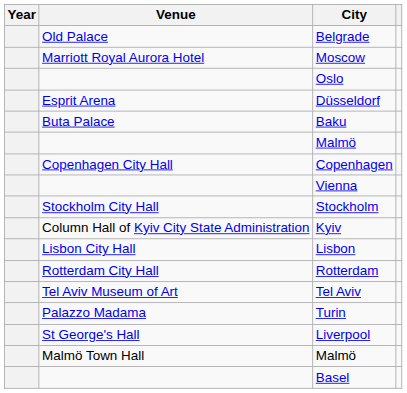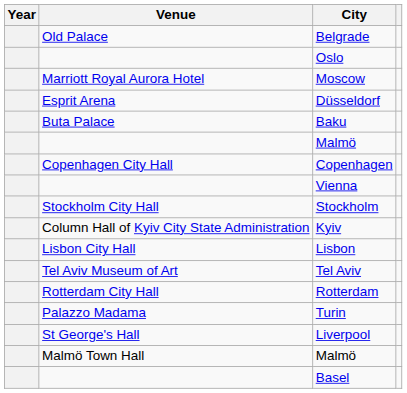rows swapped: (123, 57) <-> (176, 79)
rows swapped: (110, 292) <-> (100, 270)
